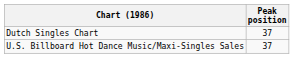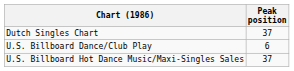+ row: (79, 46)
